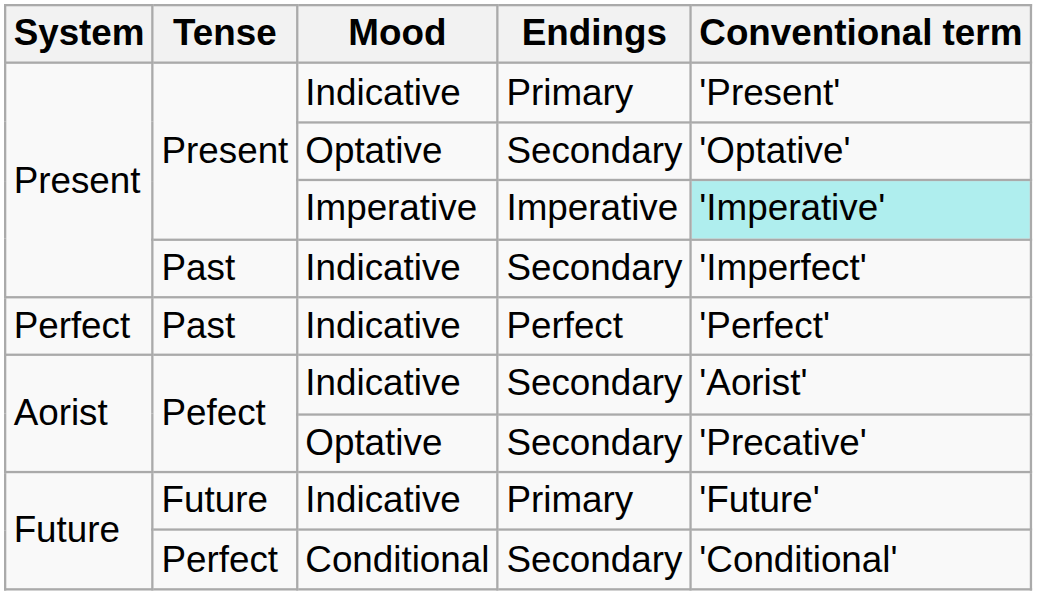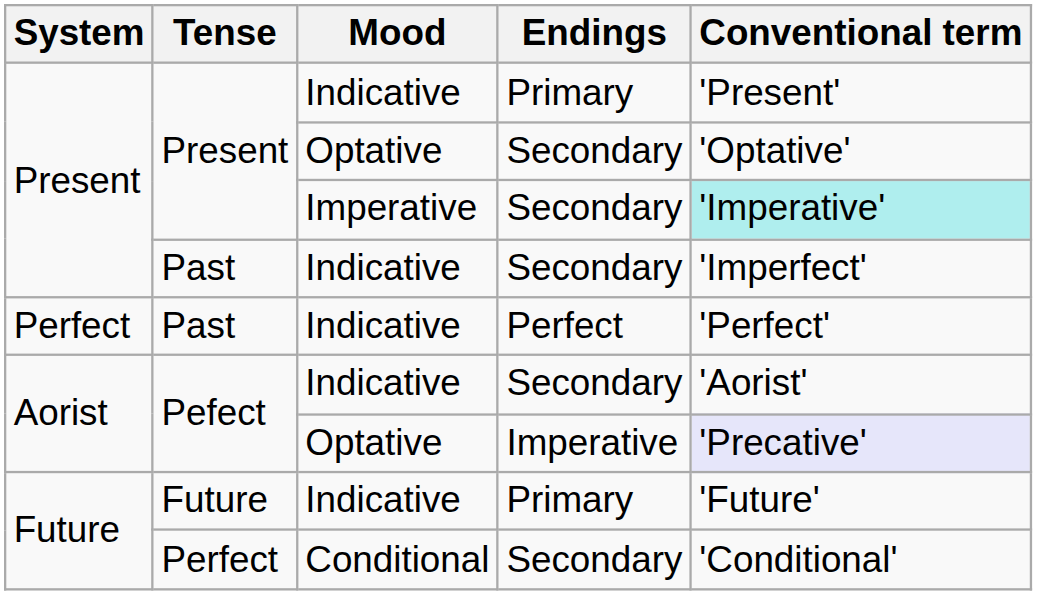(592, 208) Imperative -> (594, 208) Secondary
(594, 442) Secondary -> (592, 442) Imperative
(783, 442) no background -> (783, 442) lavender background
